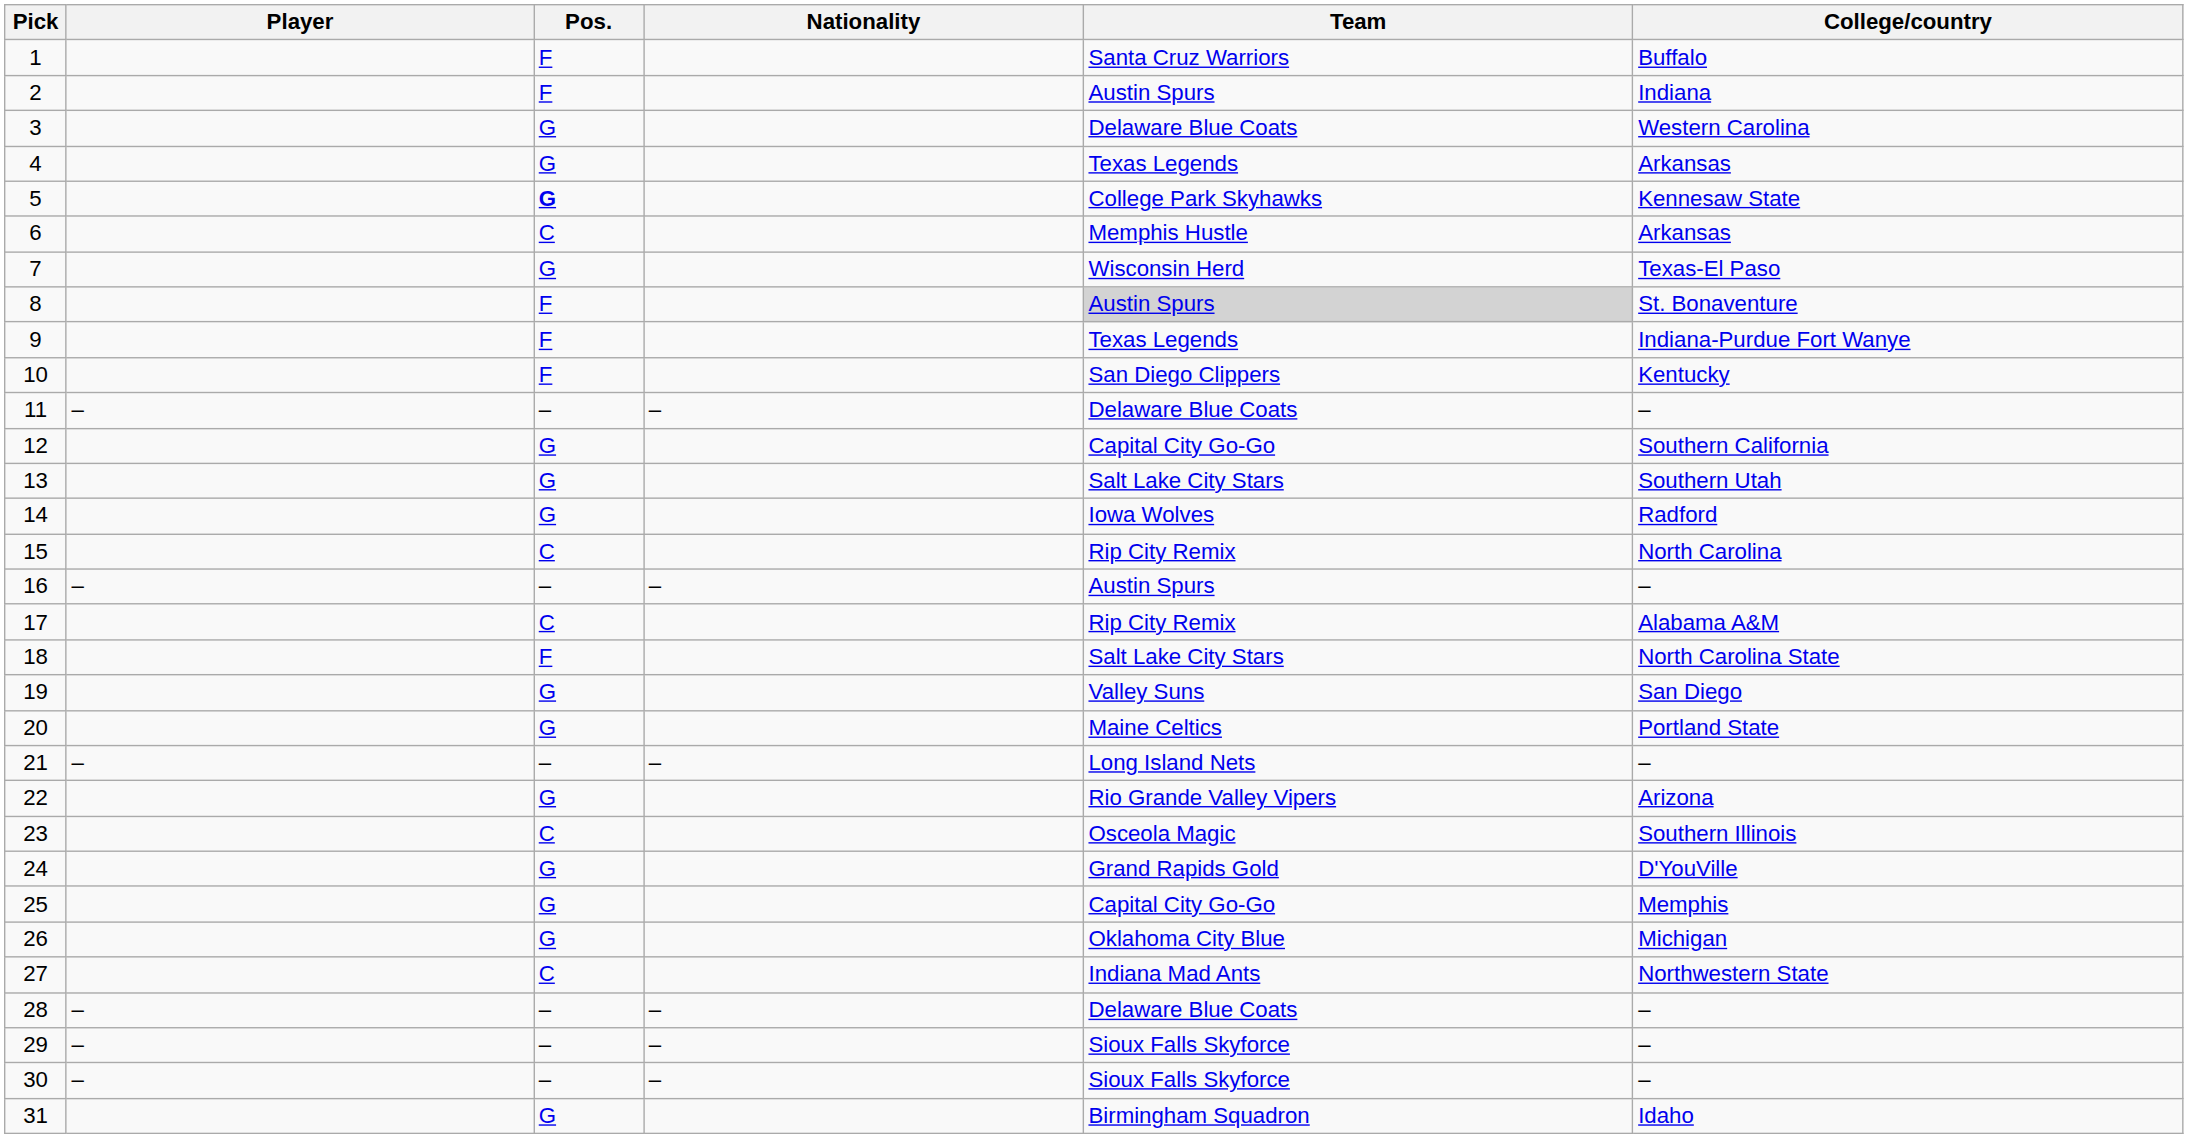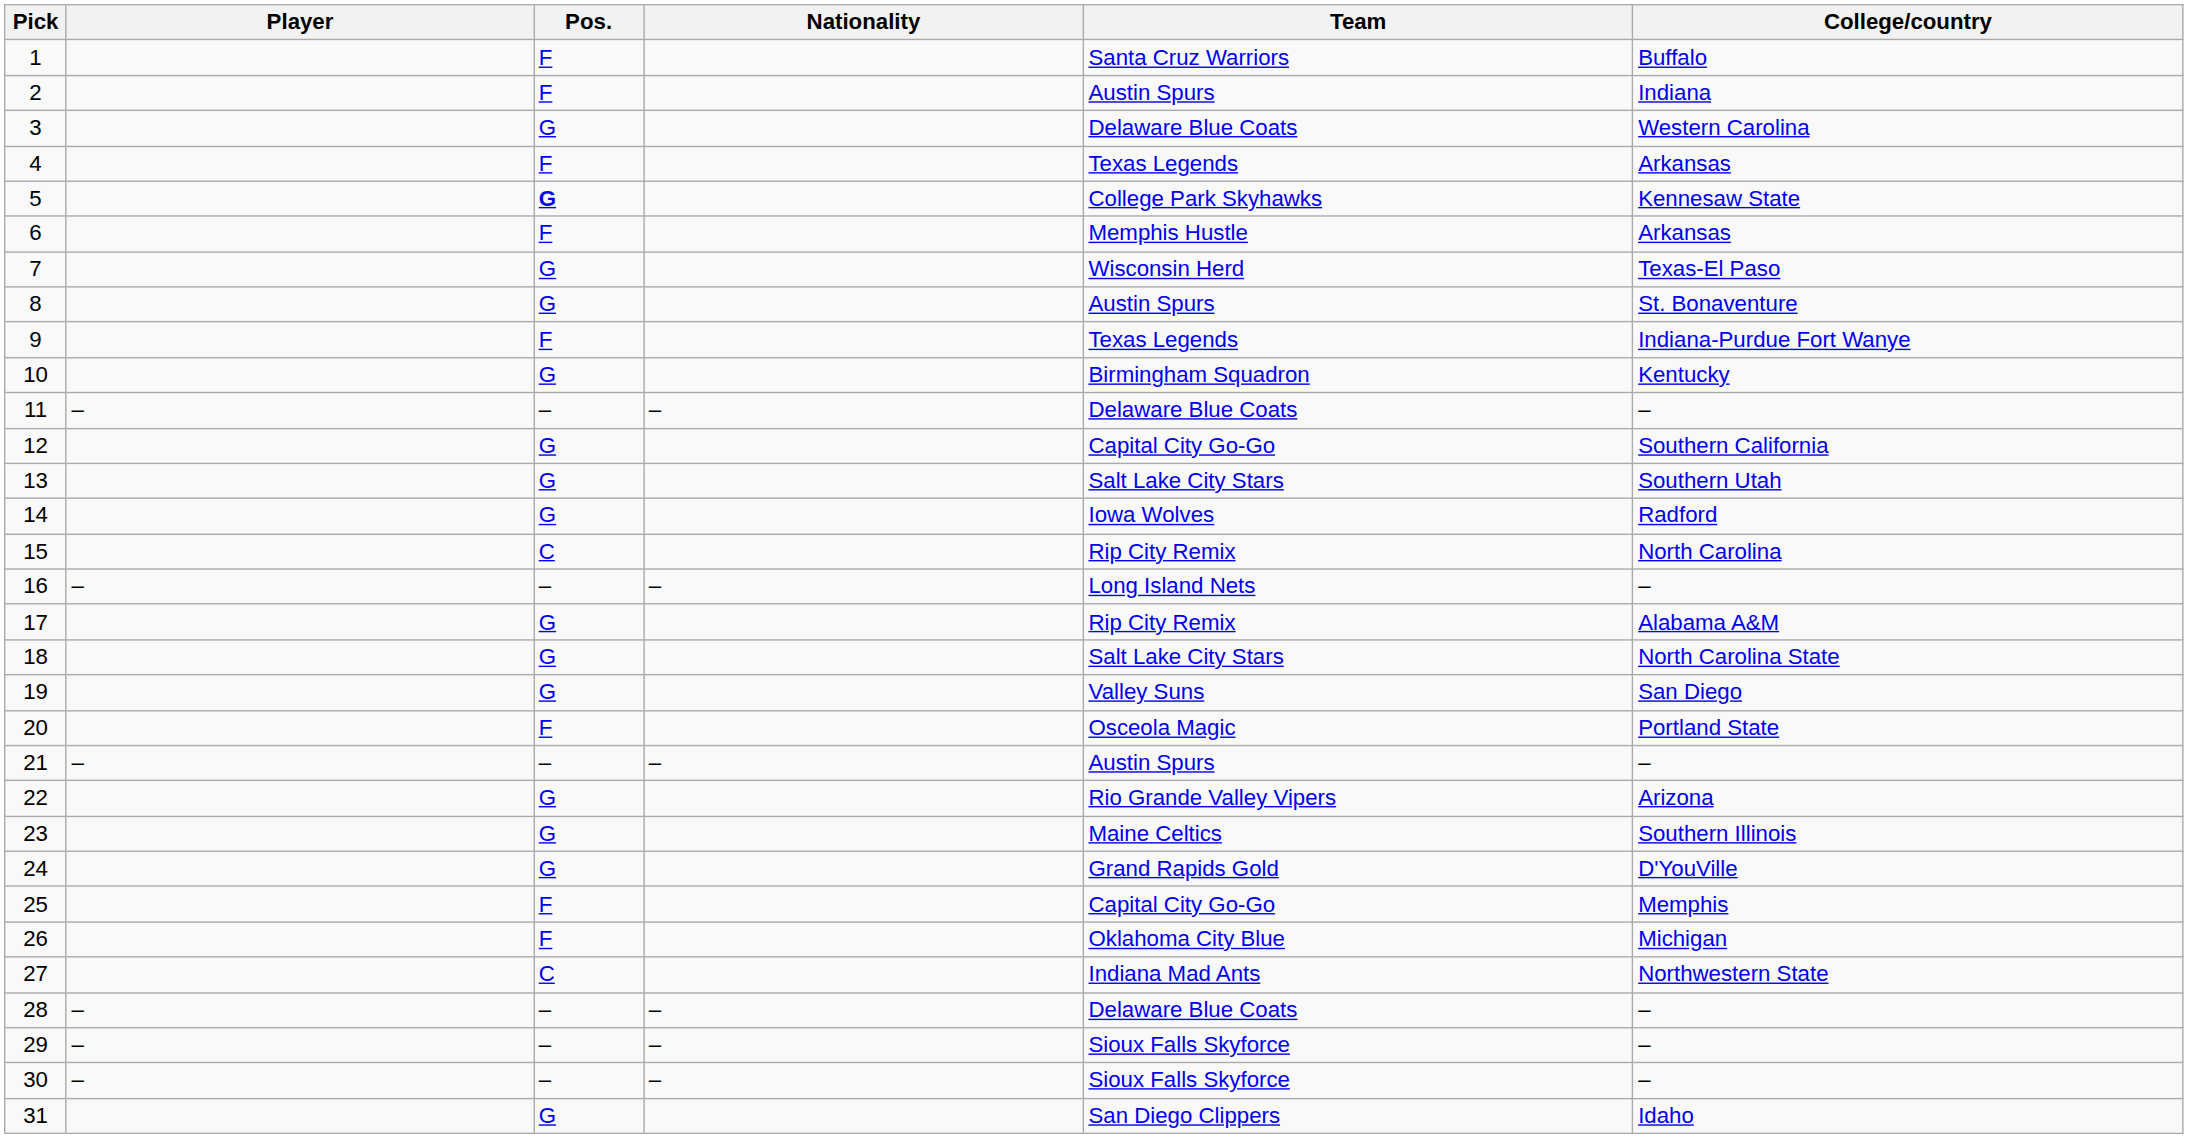(547, 163) G -> (546, 163) F
(547, 233) C -> (546, 233) F
(546, 304) F -> (547, 304) G
(1152, 304) lightgrey background -> (1152, 304) no background
(546, 374) F -> (547, 374) G
(1184, 374) San Diego Clippers -> (1199, 374) Birmingham Squadron
(1152, 586) Austin Spurs -> (1172, 586) Long Island Nets
(547, 621) C -> (547, 621) G
(546, 657) F -> (547, 657) G
(547, 727) G -> (546, 727) F
(1155, 727) Maine Celtics -> (1162, 727) Osceola Magic
(1172, 762) Long Island Nets -> (1152, 762) Austin Spurs
(547, 833) C -> (547, 833) G
(1162, 833) Osceola Magic -> (1155, 833) Maine Celtics
(547, 903) G -> (546, 903) F
(547, 939) G -> (546, 939) F
(1199, 1115) Birmingham Squadron -> (1184, 1115) San Diego Clippers
